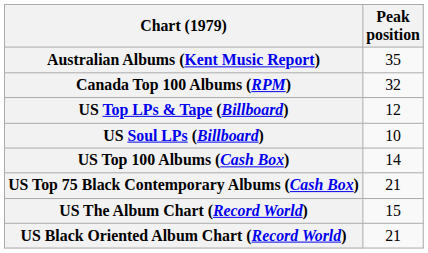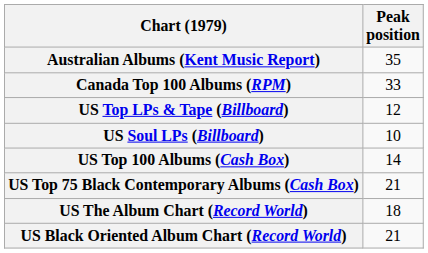(393, 85) 32 -> (393, 85) 33
(393, 210) 15 -> (393, 210) 18
